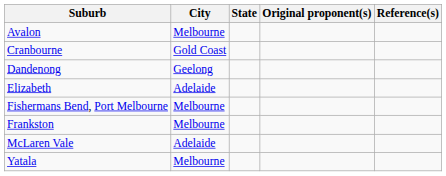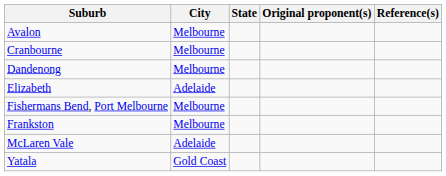(200, 50) Gold Coast -> (199, 50) Melbourne
(193, 69) Geelong -> (199, 69) Melbourne
(199, 161) Melbourne -> (200, 161) Gold Coast
